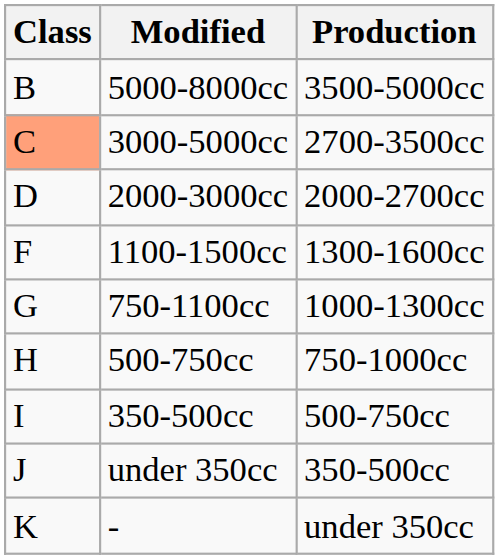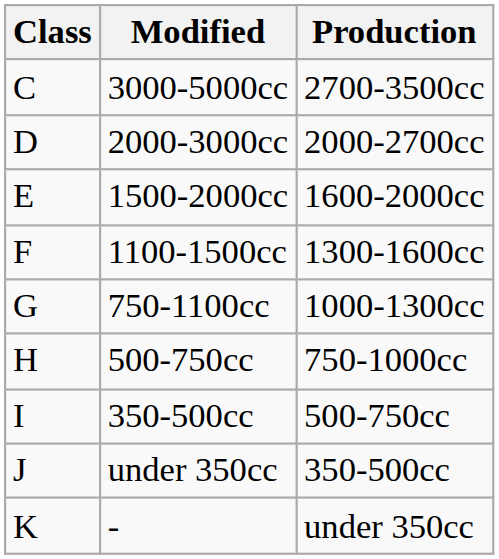- row: (198, 86)
(25, 141) lightsalmon background -> (25, 86) no background
+ row: (198, 196)
